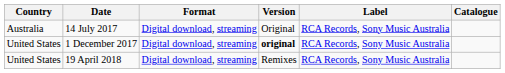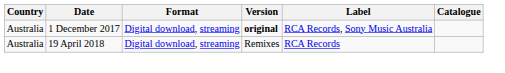- row: (91, 28)
(34, 44) United States -> (25, 28) Australia
(34, 60) United States -> (25, 44) Australia
(375, 60) RCA Records, Sony Music Australia -> (312, 44) RCA Records
